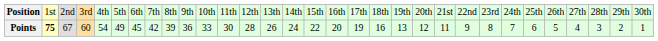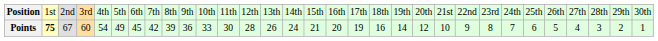(315, 27) 22 -> (315, 27) 21
(402, 27) 13 -> (402, 27) 14
(445, 27) 11 -> (445, 27) 10
